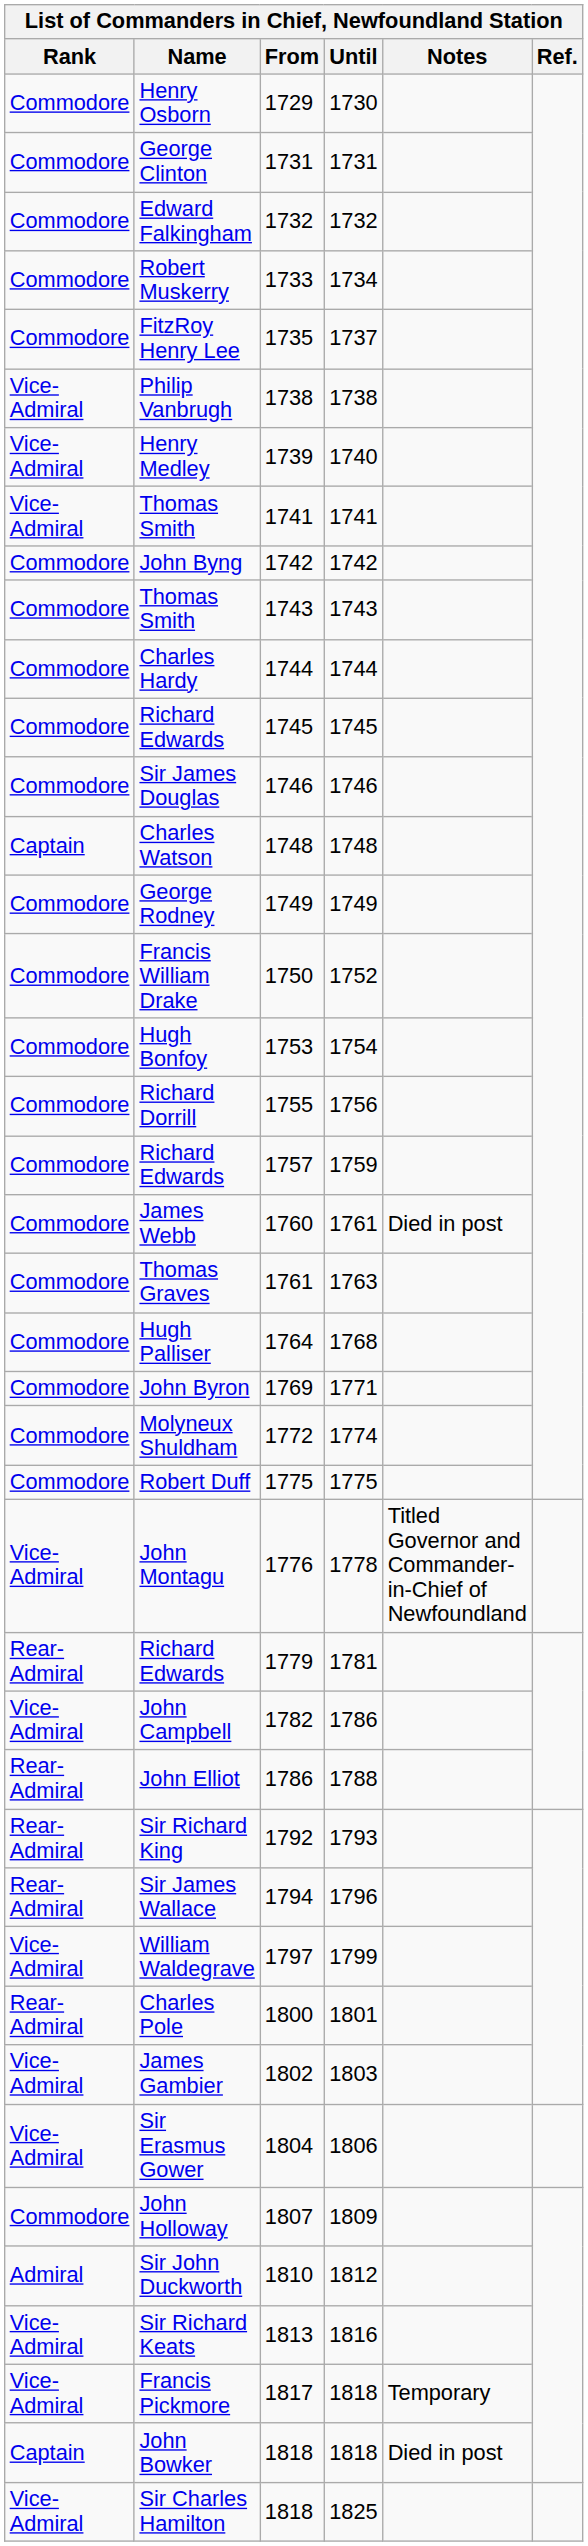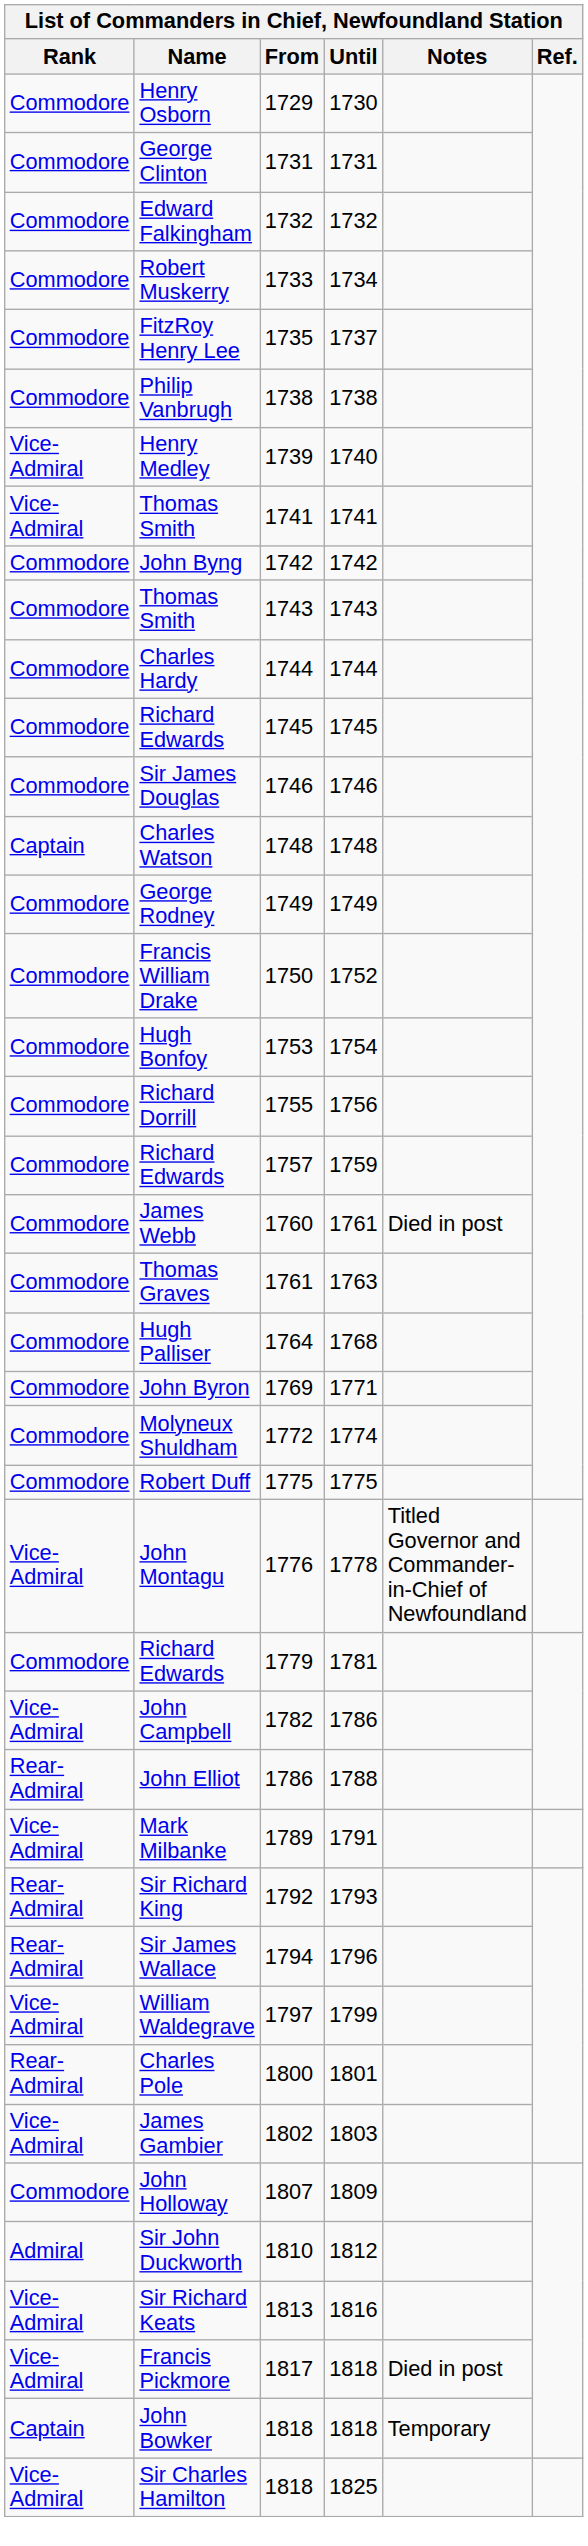(47, 397) Vice-Admiral -> (70, 397) Commodore
(47, 1661) Rear-Admiral -> (70, 1661) Commodore
+ row: (183, 1838)
- row: (182, 2145)
(439, 2393) Temporary -> (445, 2369) Died in post
(445, 2452) Died in post -> (439, 2428) Temporary
